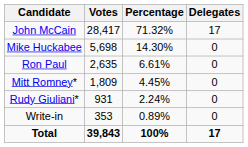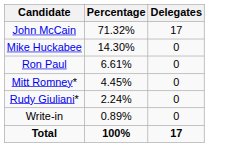- column: (103, 13)
